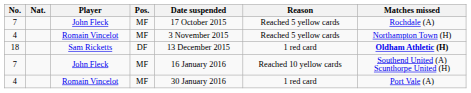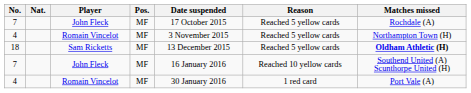(142, 47) DF -> (142, 47) MF
(300, 47) 1 red card -> (300, 47) Reached 5 yellow cards
